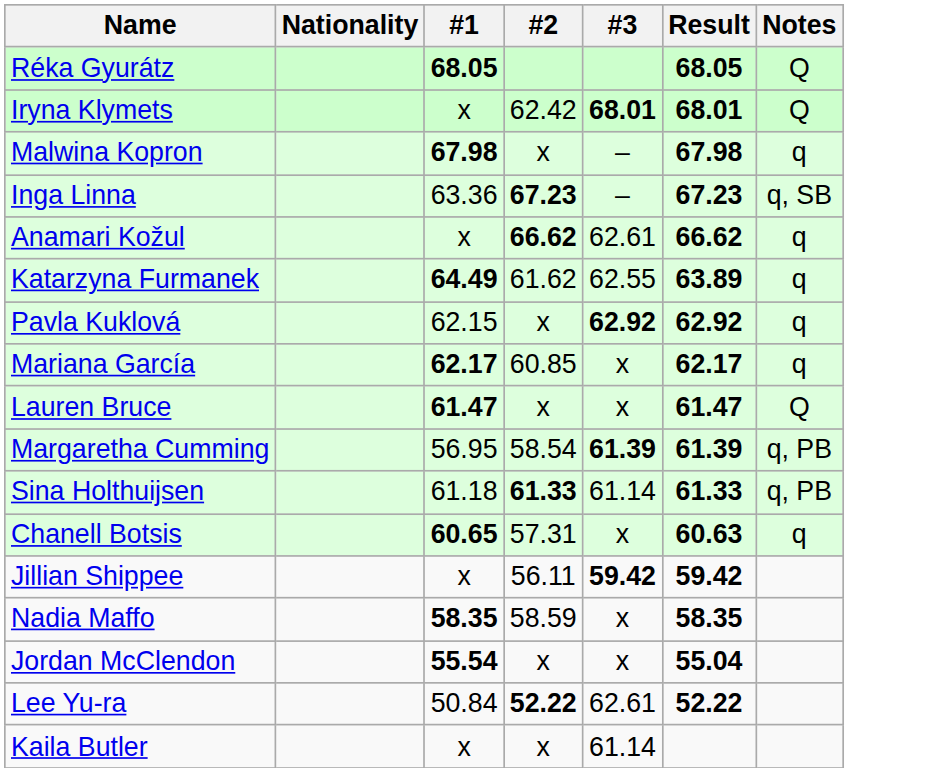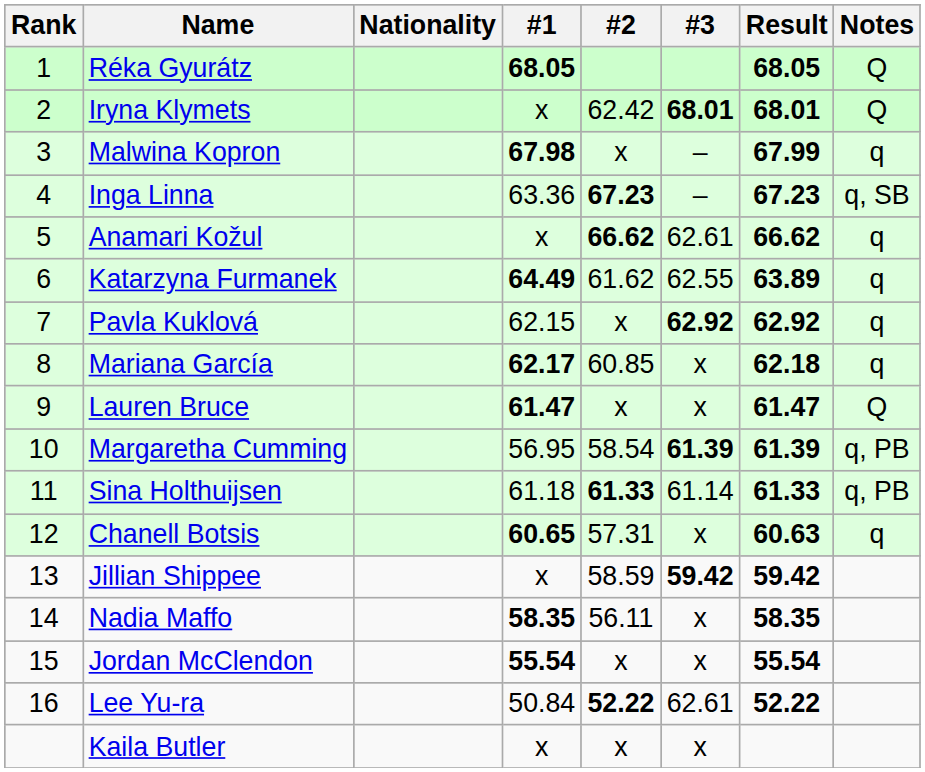+ column: (44, 25)
(709, 152) 67.98 -> (787, 152) 67.99
(709, 364) 62.17 -> (787, 364) 62.18
(543, 576) 56.11 -> (621, 576) 58.59
(543, 618) 58.59 -> (621, 618) 56.11
(709, 661) 55.04 -> (787, 661) 55.54
(622, 746) 61.14 -> (700, 746) x
